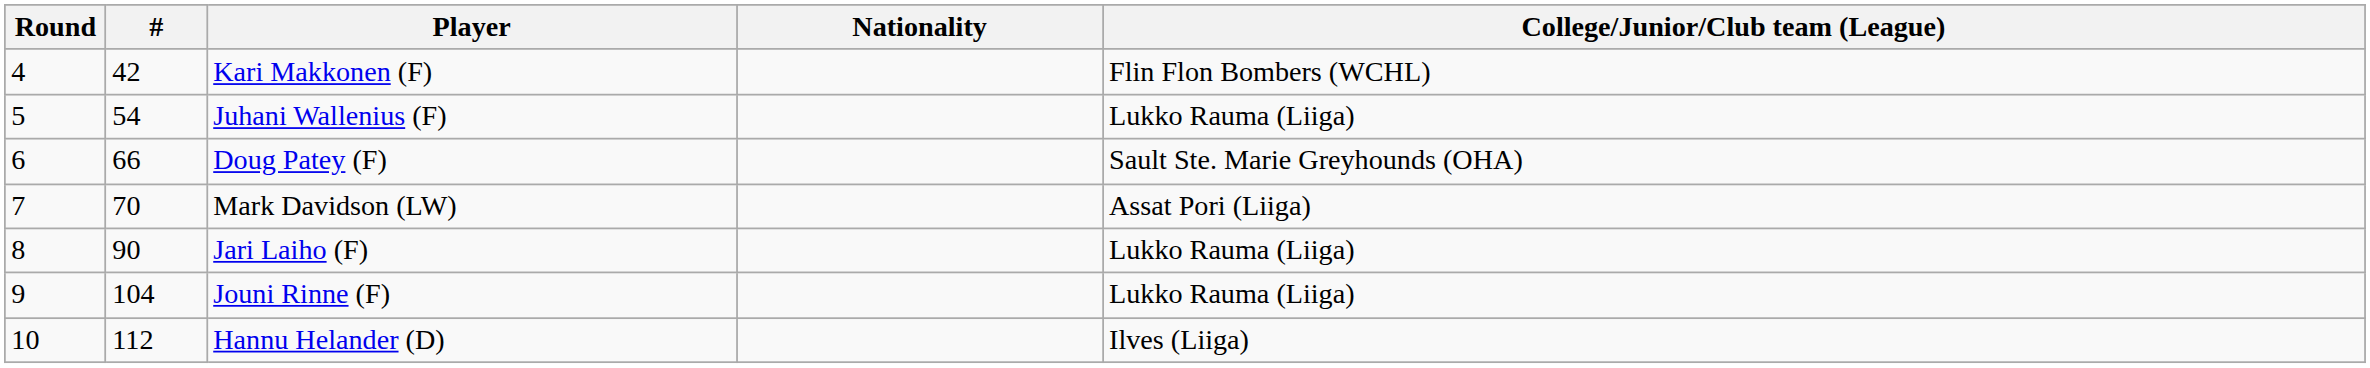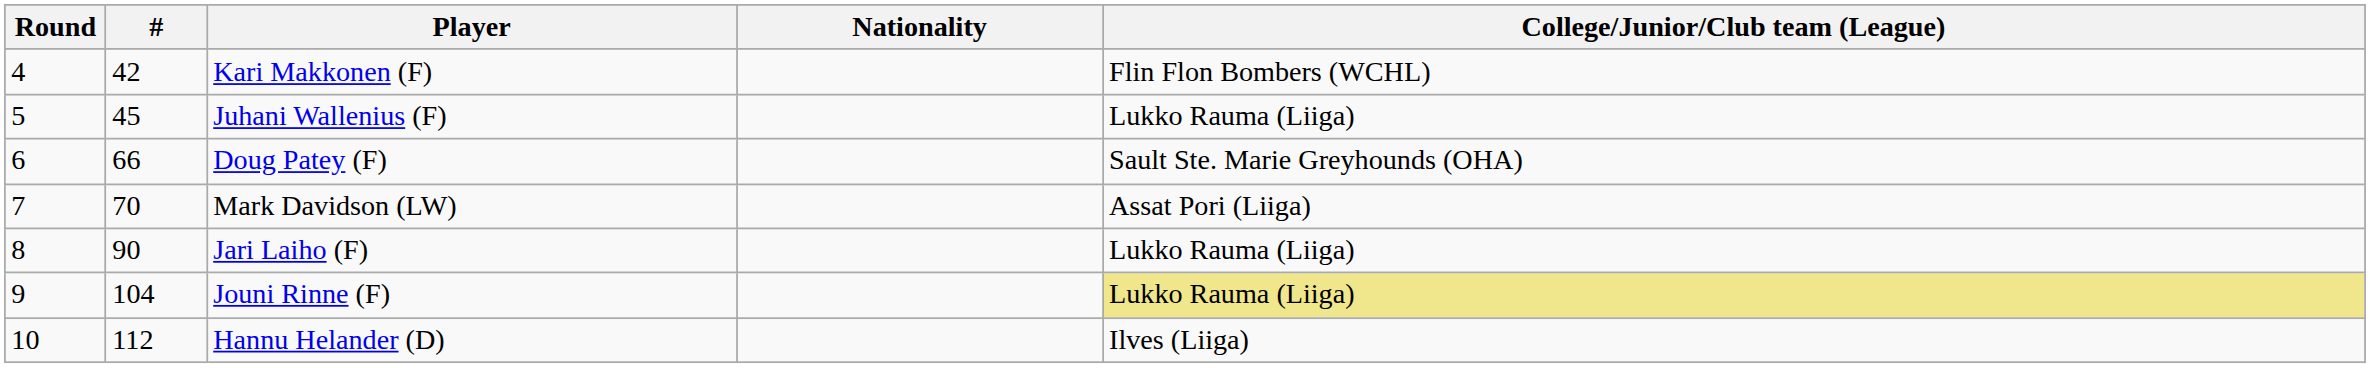(126, 116) 54 -> (126, 116) 45
(1232, 294) no background -> (1232, 294) khaki background
